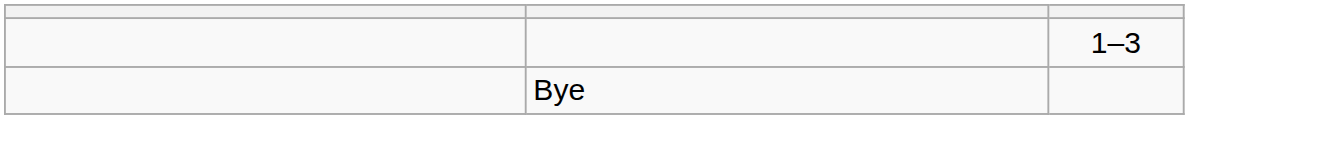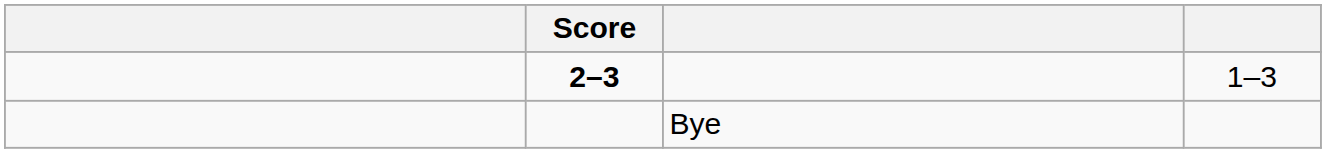+ column: (594, 28)
